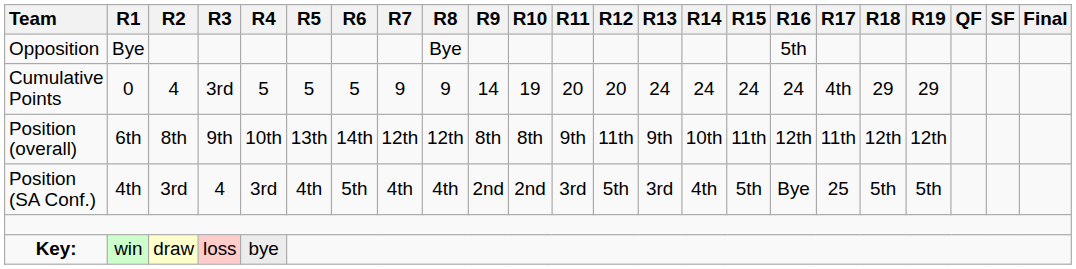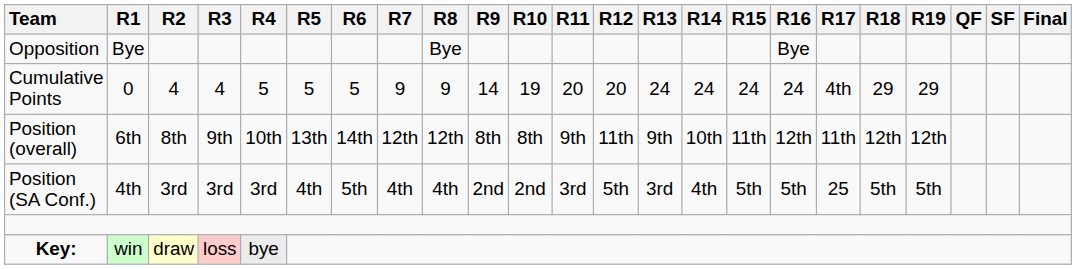(794, 48) 5th -> (794, 48) Bye
(220, 88) 3rd -> (220, 88) 4
(220, 189) 4 -> (220, 189) 3rd
(794, 189) Bye -> (794, 189) 5th
